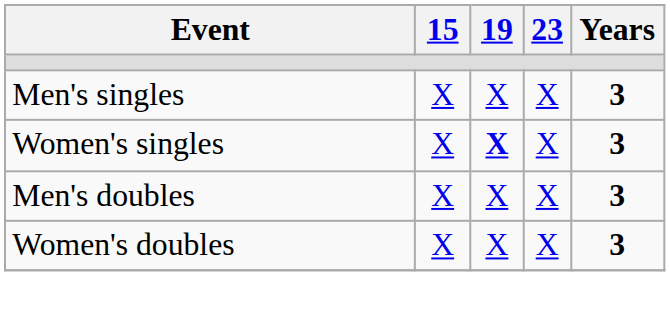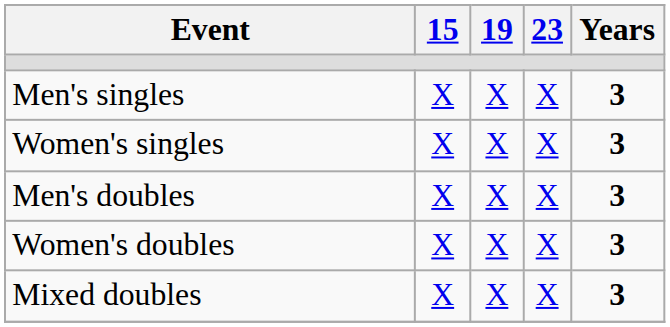(497, 144) bold -> (497, 144) normal
+ row: (107, 295)
